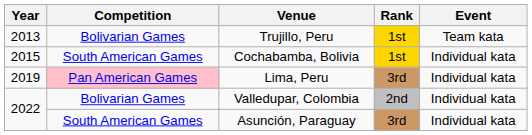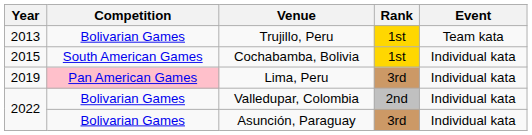(133, 120) South American Games -> (133, 120) Bolivarian Games
